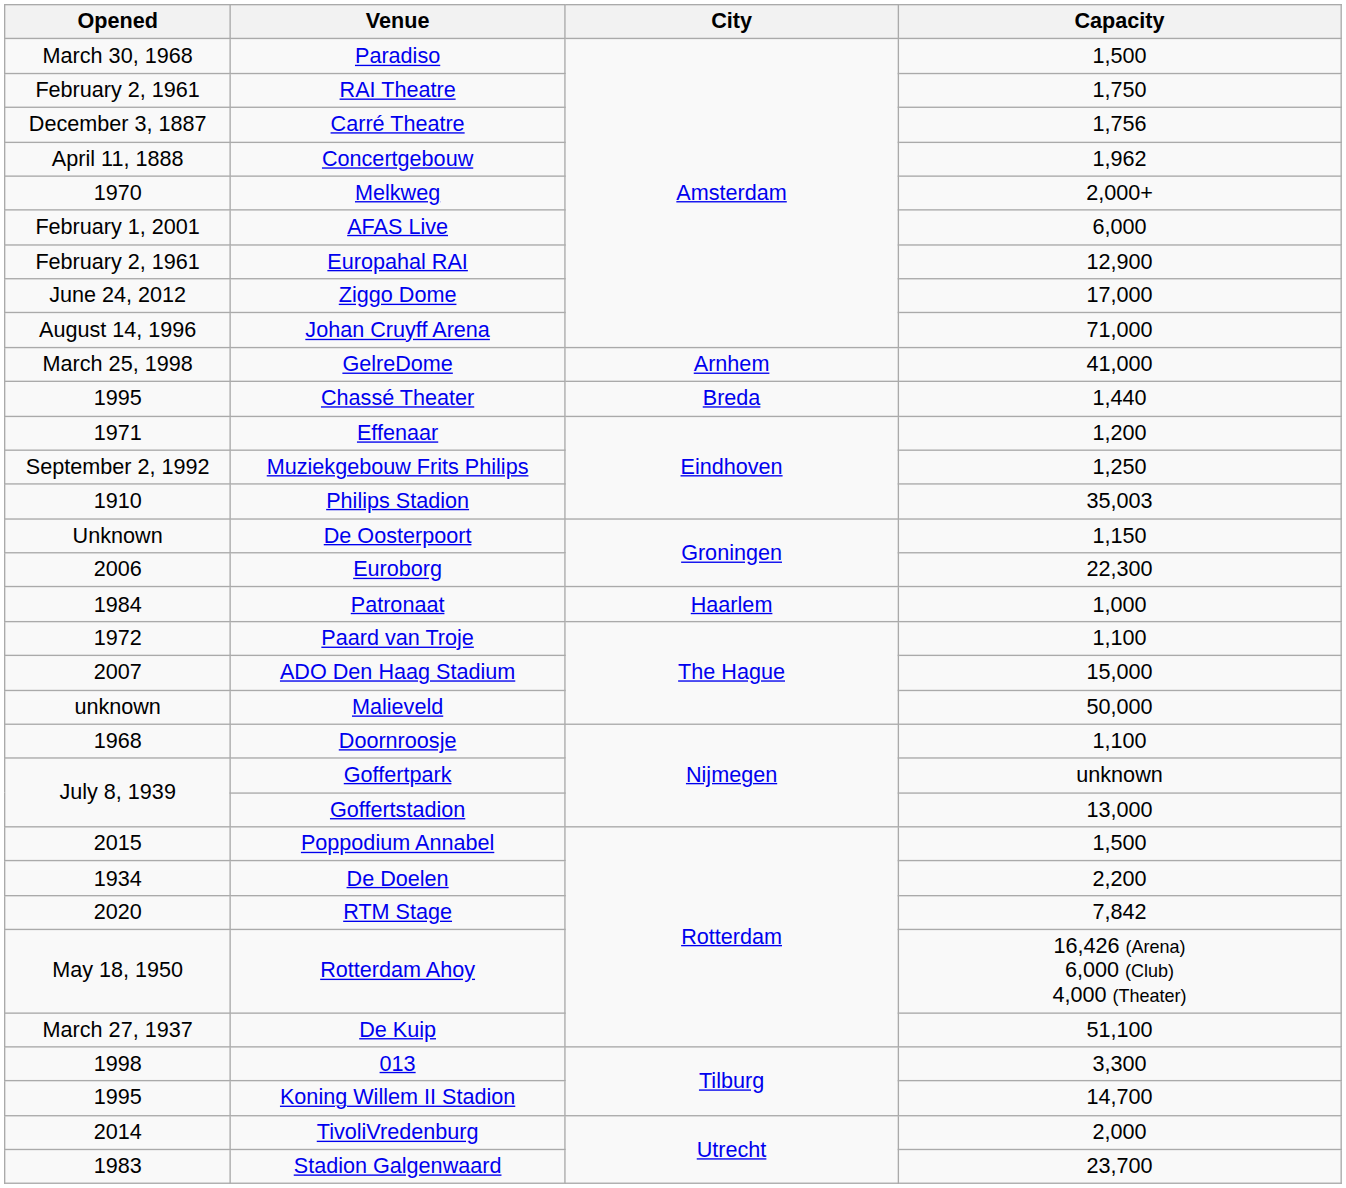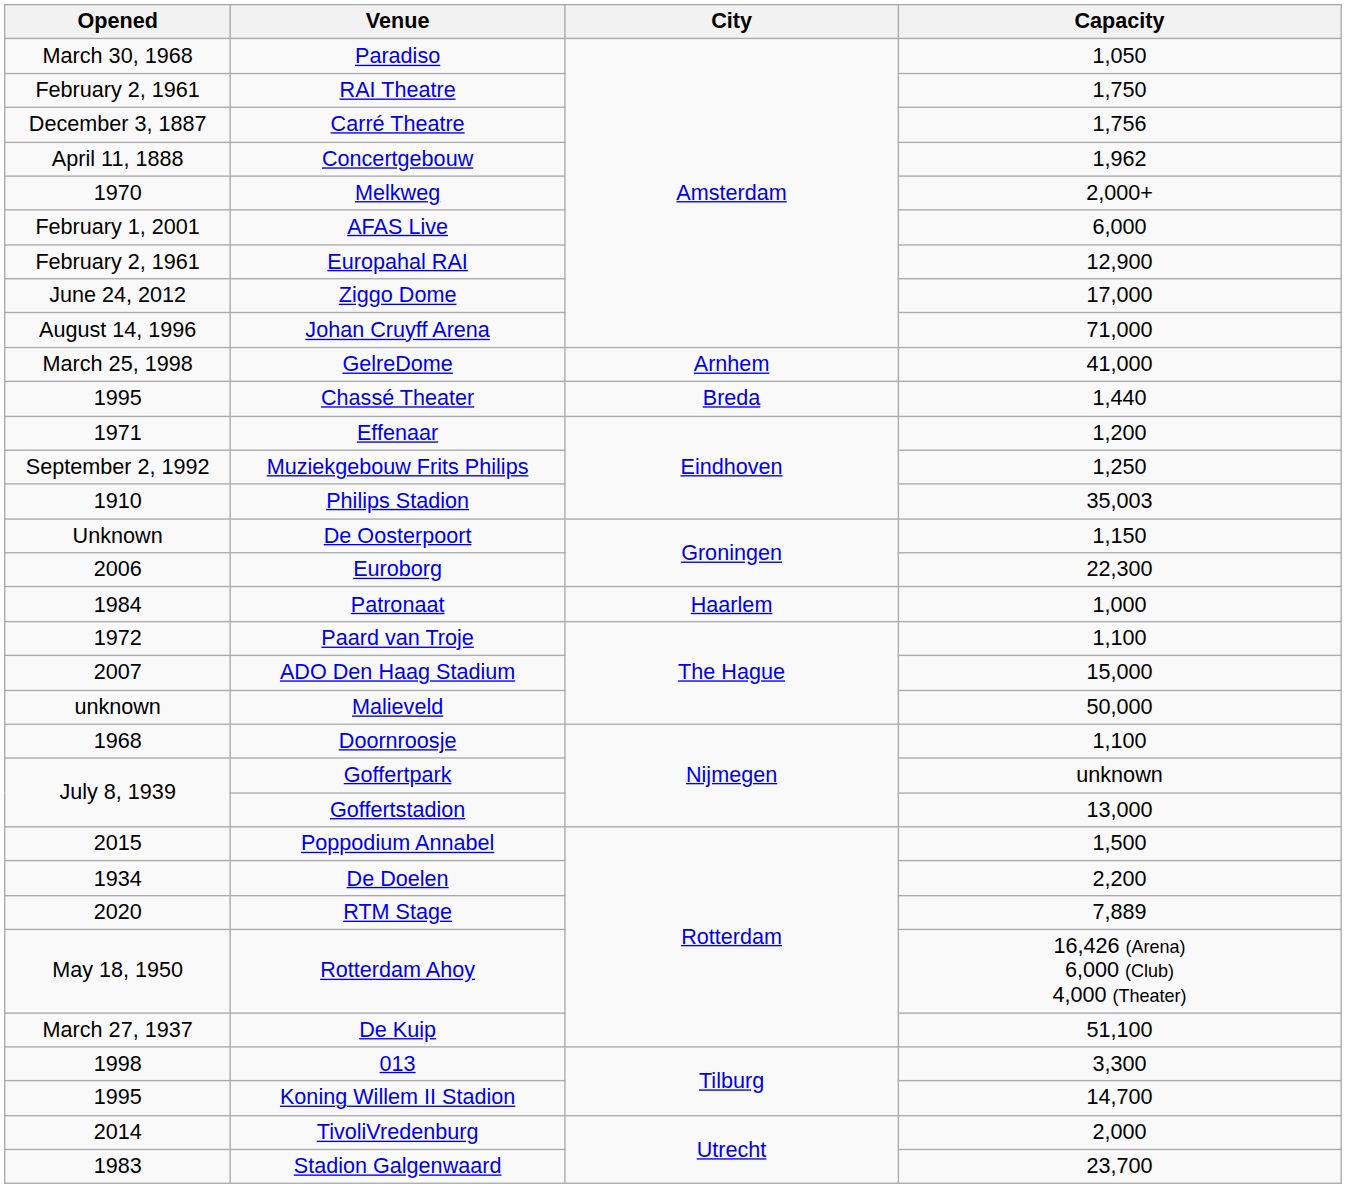(1120, 55) 1,500 -> (1120, 55) 1,050
(1120, 912) 7,842 -> (1120, 912) 7,889
